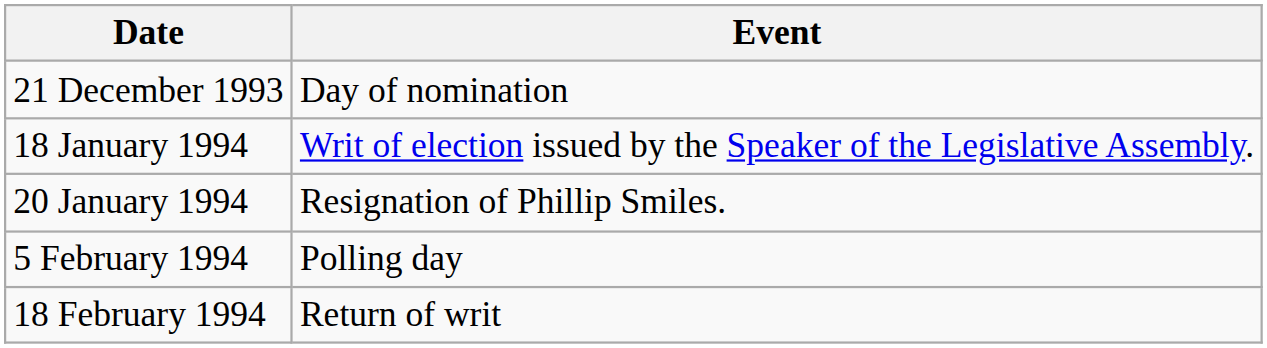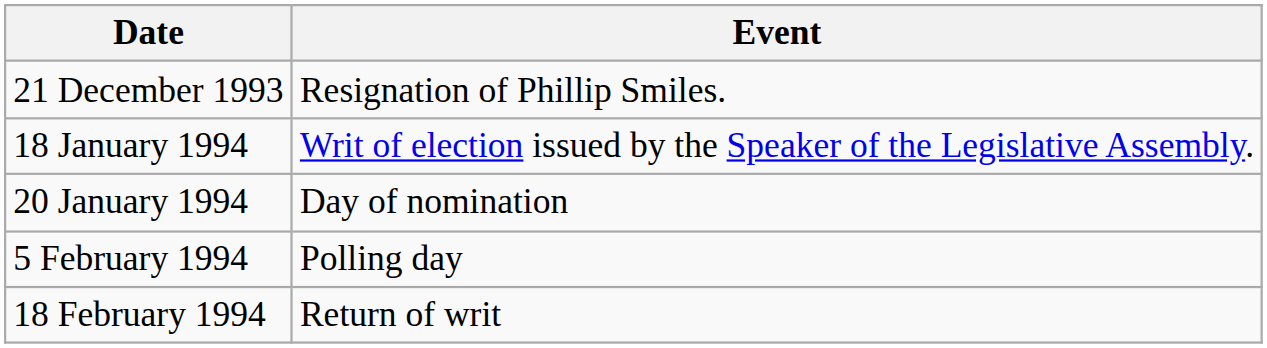(434, 88) Day of nomination -> (513, 88) Resignation of Phillip Smiles.
(513, 201) Resignation of Phillip Smiles. -> (434, 201) Day of nomination
